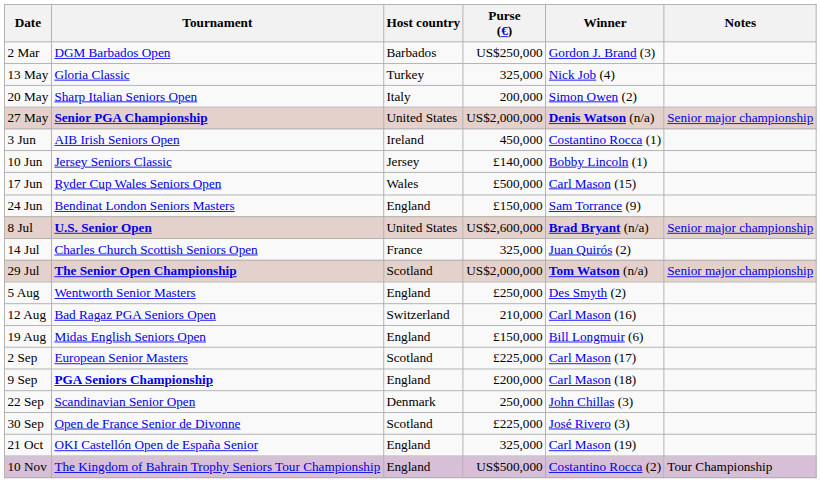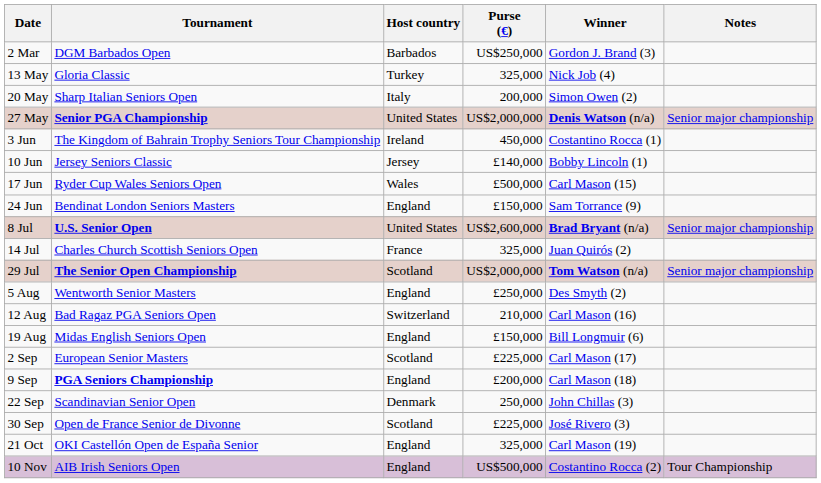(117, 140) AIB Irish Seniors Open -> (217, 140) The Kingdom of Bahrain Trophy Seniors Tour Championship
(217, 467) The Kingdom of Bahrain Trophy Seniors Tour Championship -> (117, 467) AIB Irish Seniors Open
